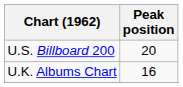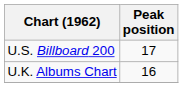(149, 51) 20 -> (149, 51) 17
